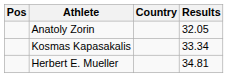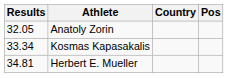columns swapped: (17, 13) <-> (201, 13)
